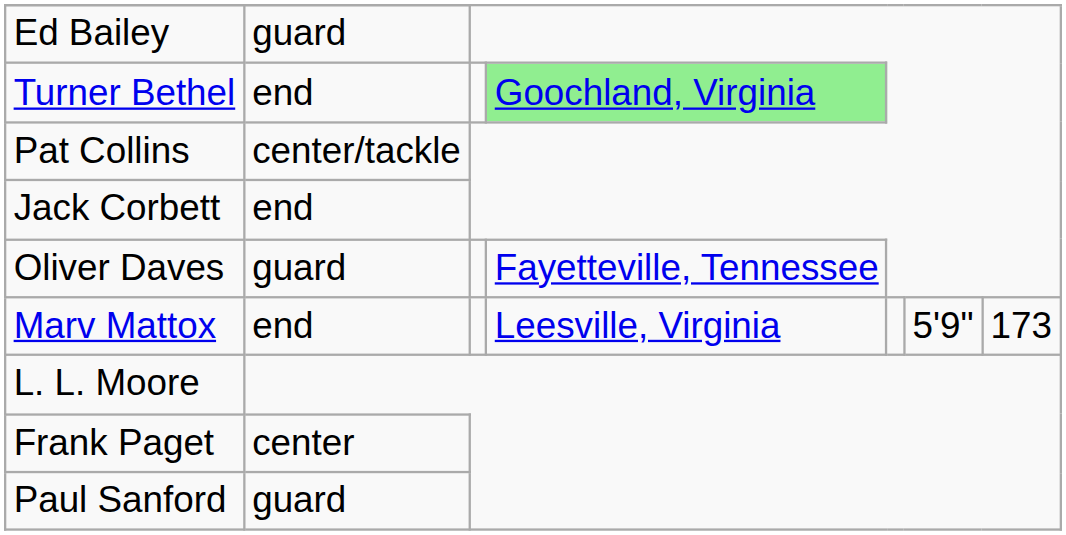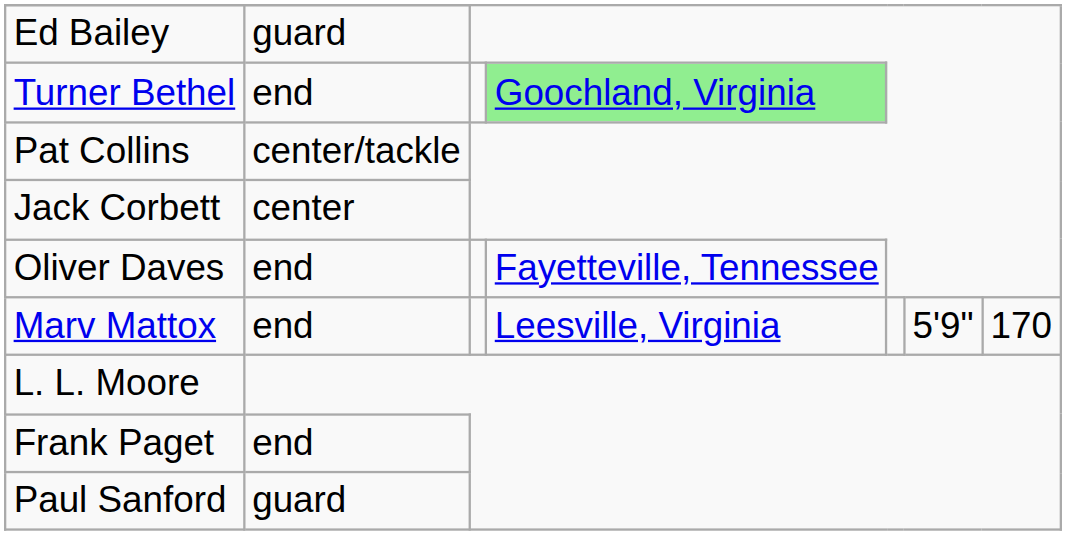(283, 208) end -> (303, 208) center
(299, 267) guard -> (283, 267) end
(1021, 325) 173 -> (1021, 325) 170
(303, 442) center -> (283, 442) end
